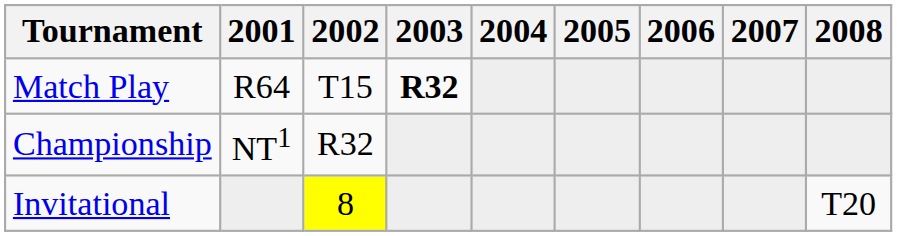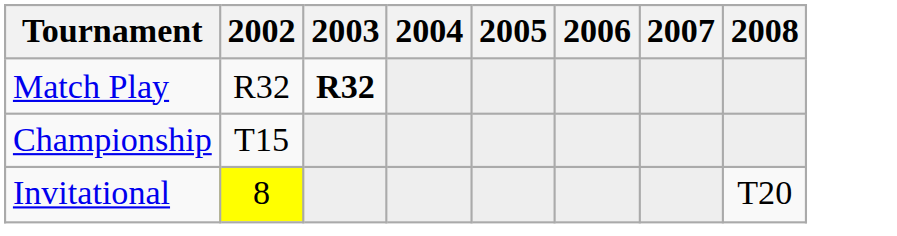- column: (262, 31)
(345, 85) T15 -> (262, 85) R32
(345, 144) R32 -> (262, 139) T15
